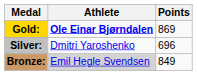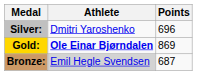rows swapped: (26, 29) <-> (26, 45)
(167, 62) 849 -> (167, 62) 687
